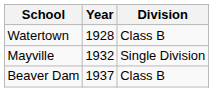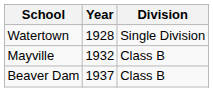(143, 35) Class B -> (163, 35) Single Division
(163, 55) Single Division -> (143, 55) Class B
